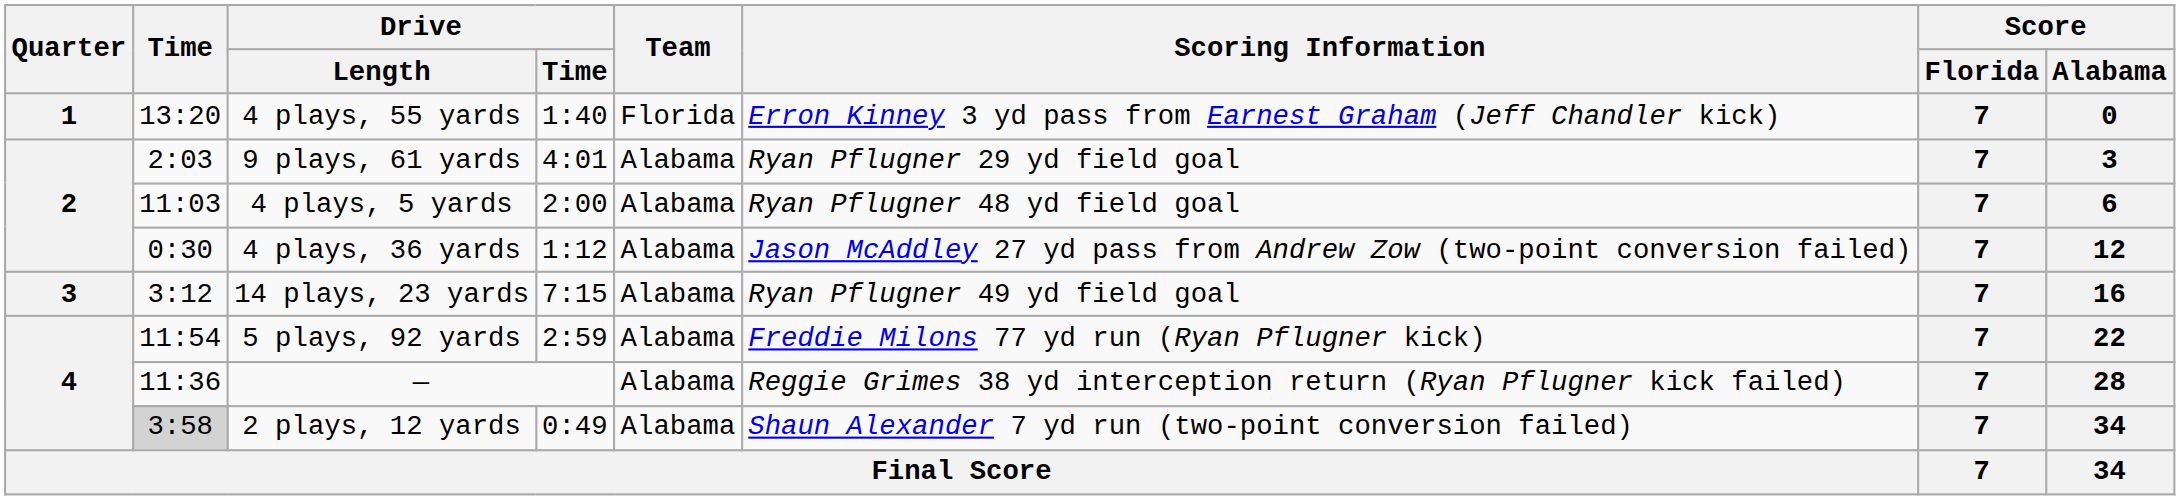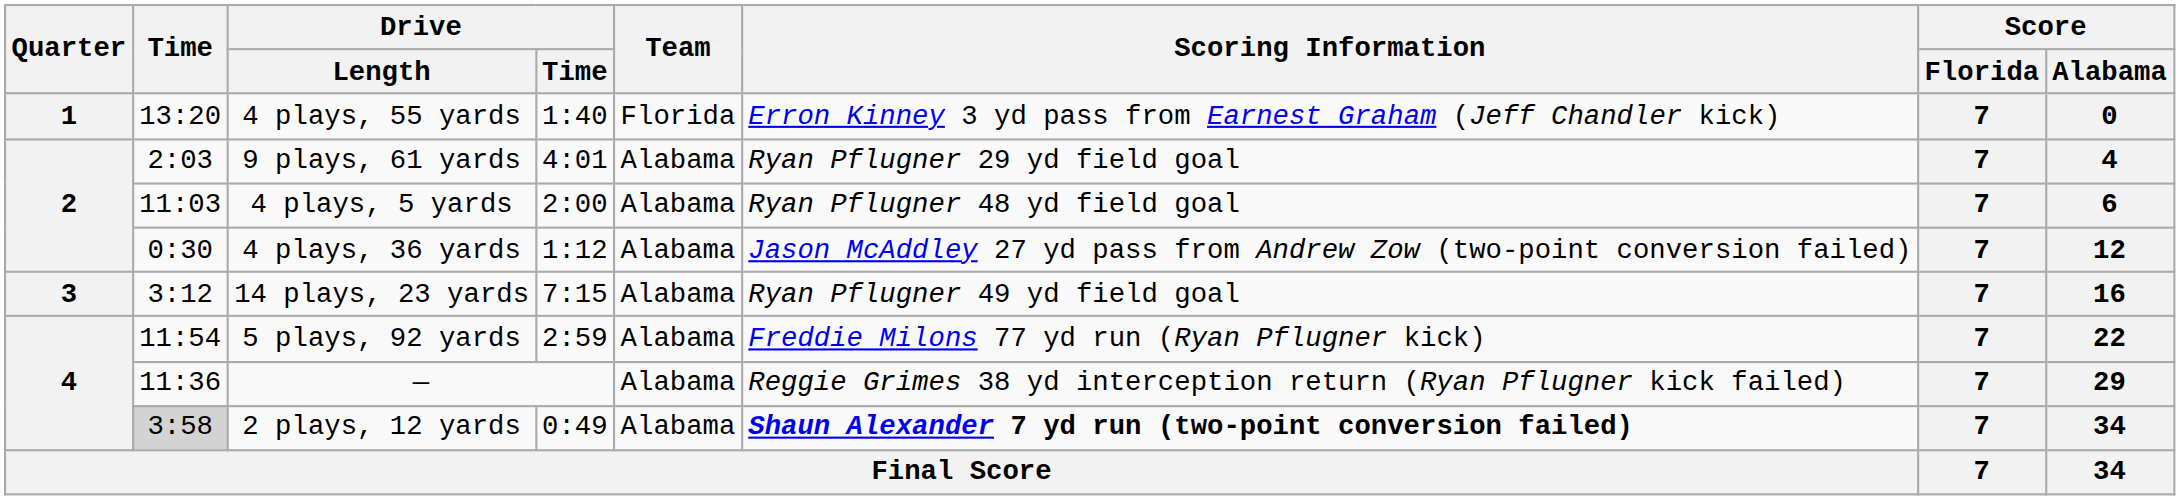(2109, 161) 3 -> (2109, 161) 4
(2109, 383) 28 -> (2109, 383) 29
(1191, 428) normal -> (1191, 428) bold
